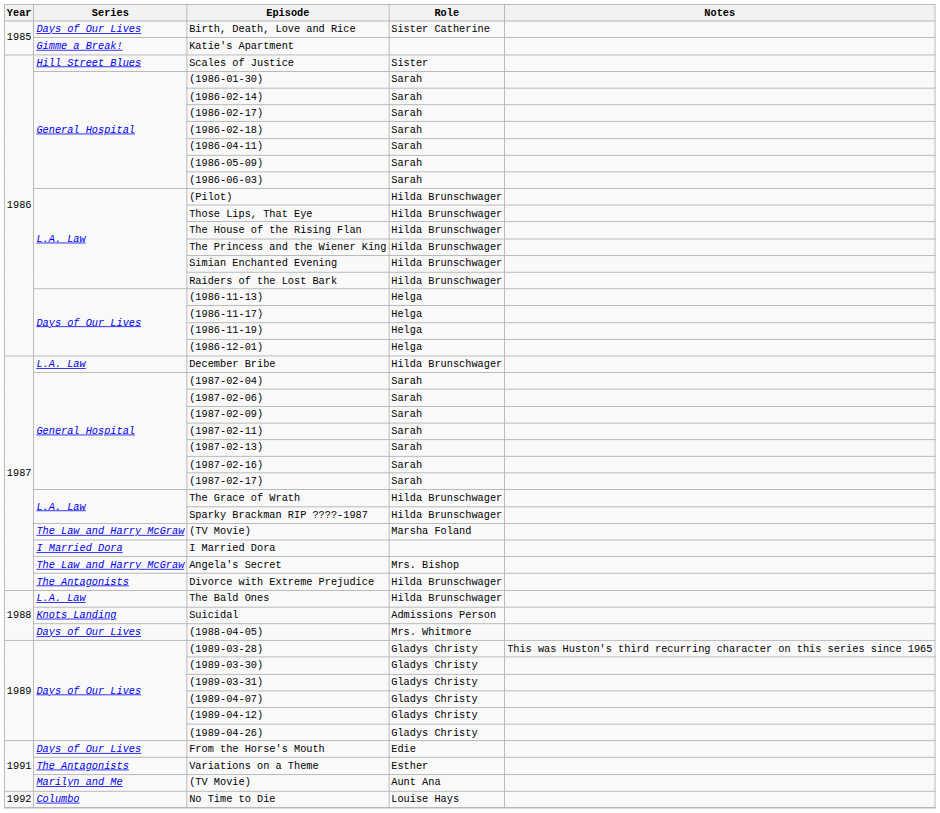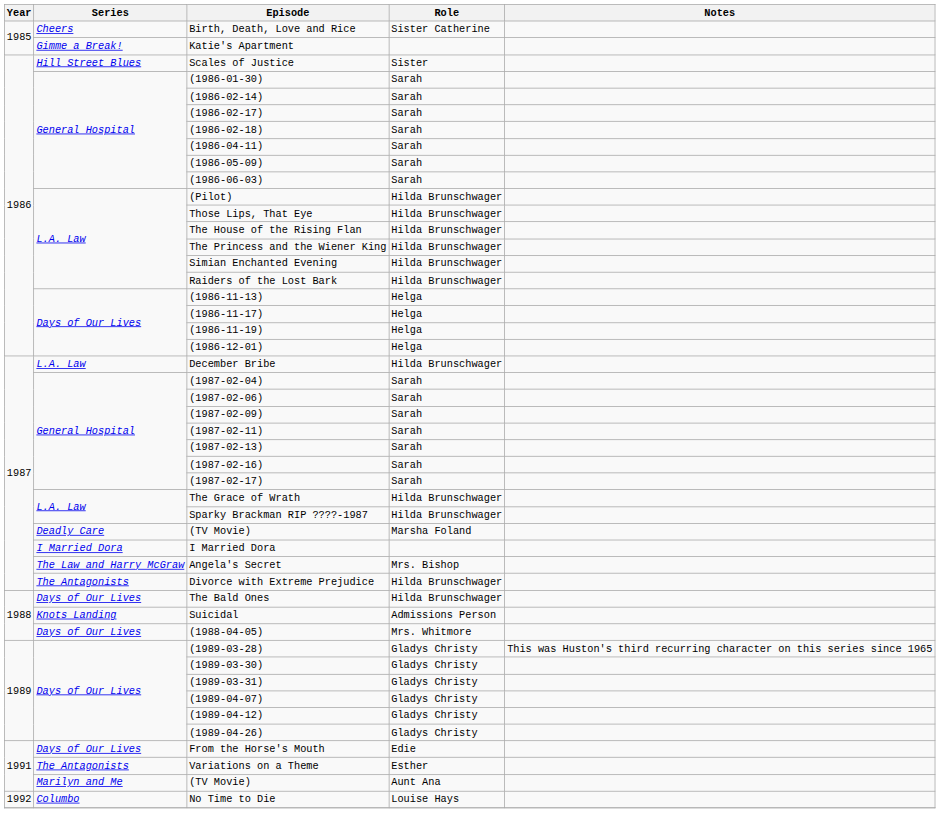(89, 30) Days of Our Lives -> (55, 30) Cheers
(110, 532) The Law and Harry McGraw -> (70, 532) Deadly Care
(61, 599) L.A. Law -> (89, 599) Days of Our Lives
